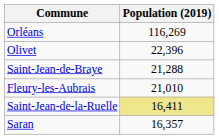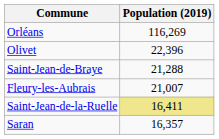(167, 87) 21,010 -> (167, 87) 21,007
